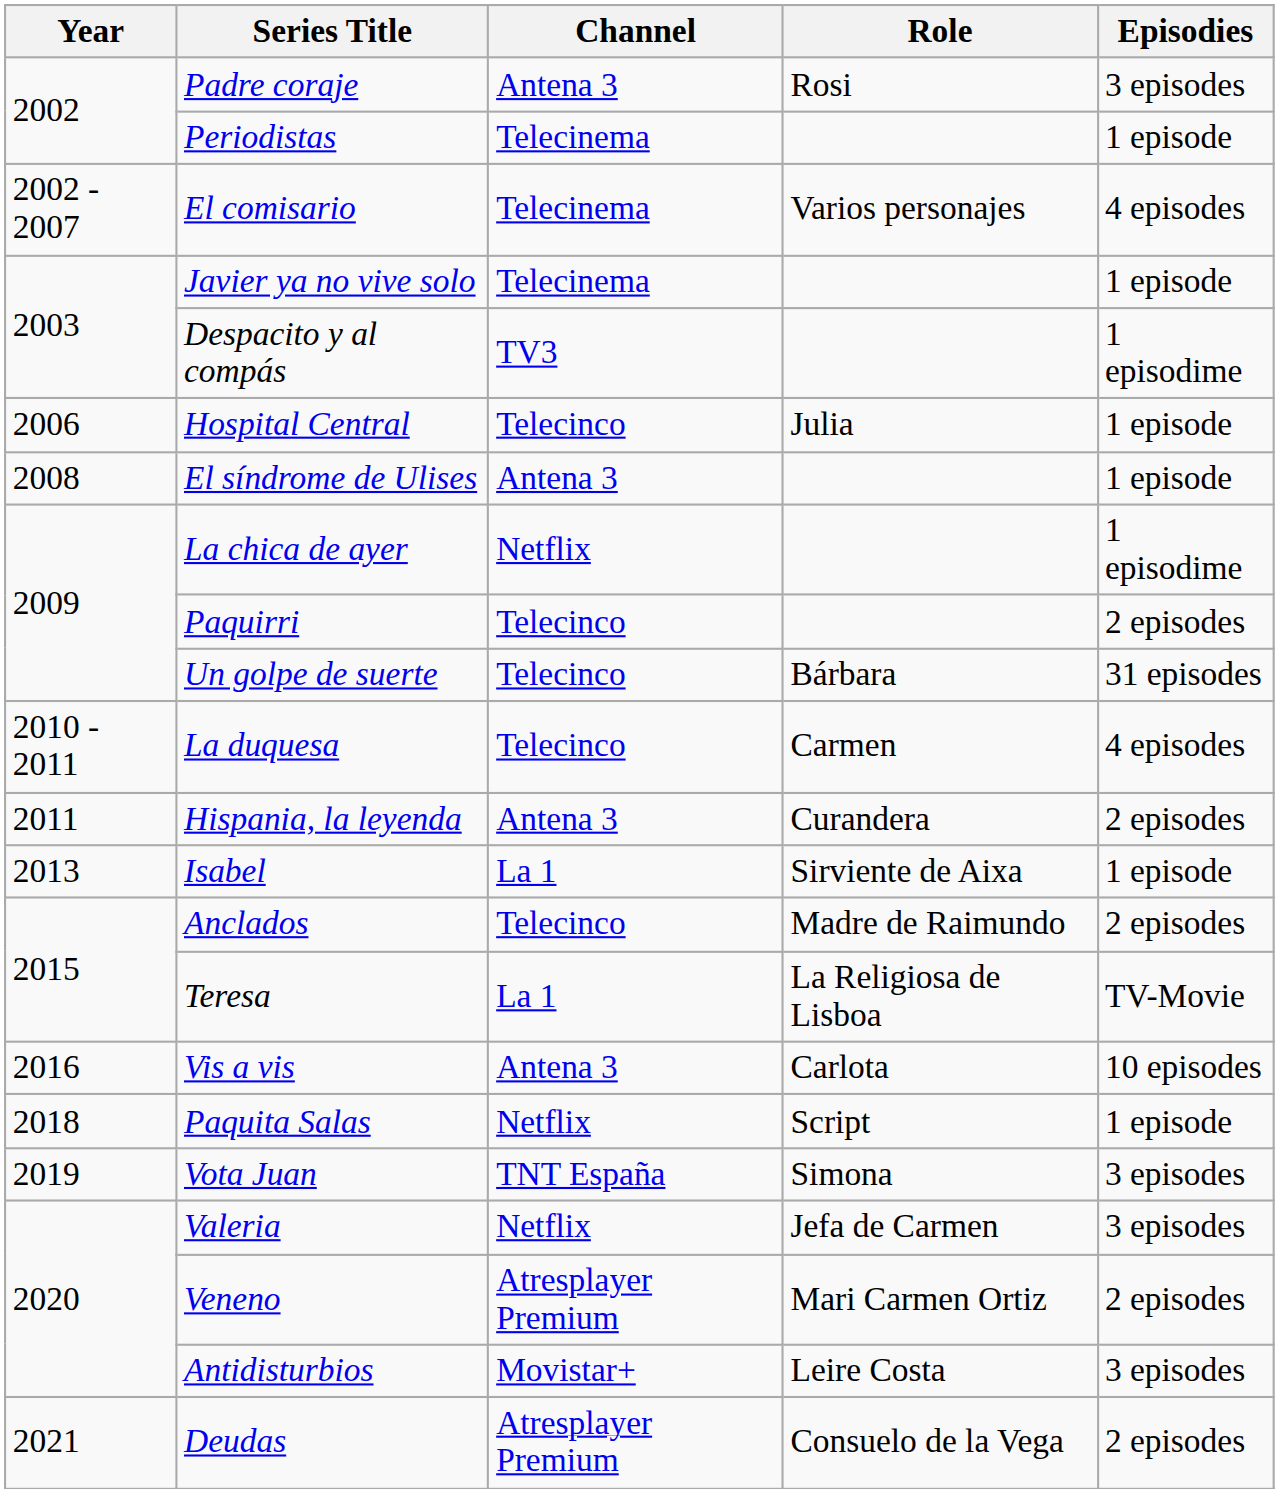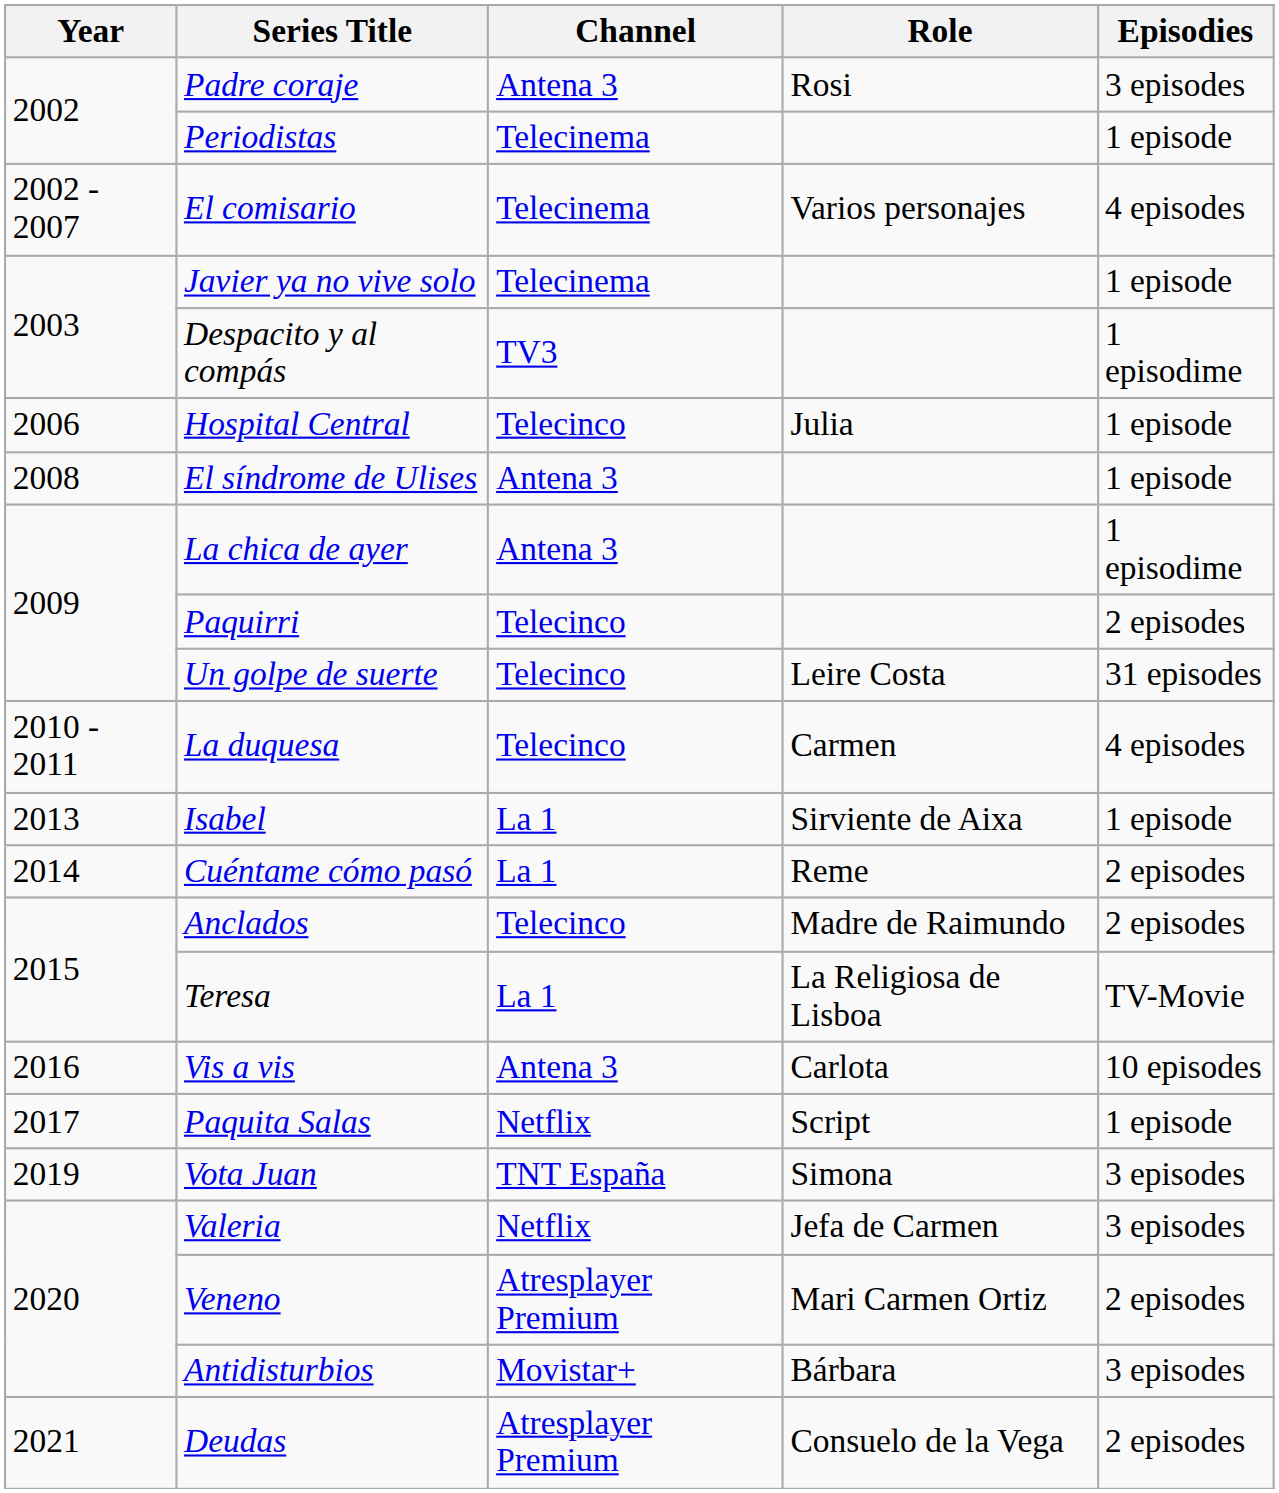(543, 549) Netflix -> (557, 549) Antena 3
(843, 674) Bárbara -> (868, 674) Leire Costa
- row: (323, 817)
+ row: (328, 870)
(46, 1120) 2018 -> (46, 1120) 2017
(868, 1370) Leire Costa -> (843, 1370) Bárbara
